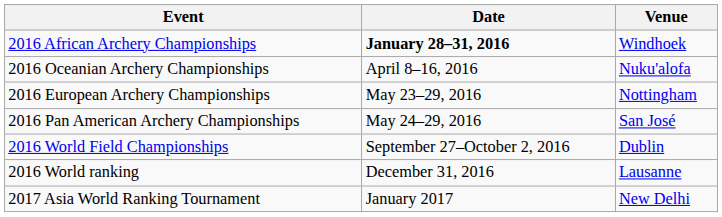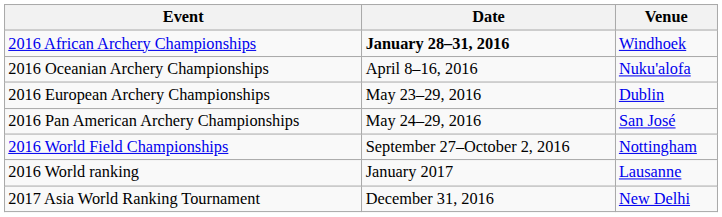(658, 95) Nottingham -> (642, 95) Dublin
(642, 146) Dublin -> (658, 146) Nottingham
(430, 172) December 31, 2016 -> (409, 172) January 2017
(409, 198) January 2017 -> (430, 198) December 31, 2016
